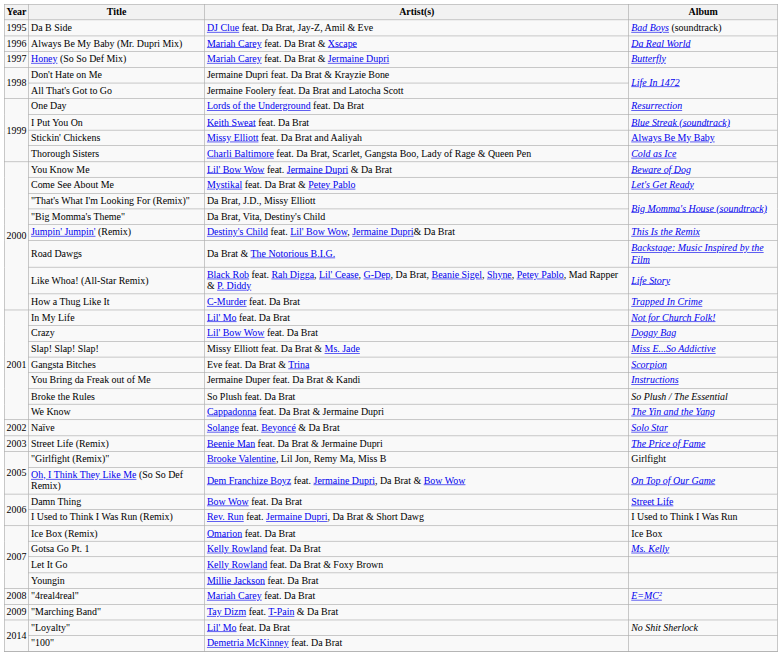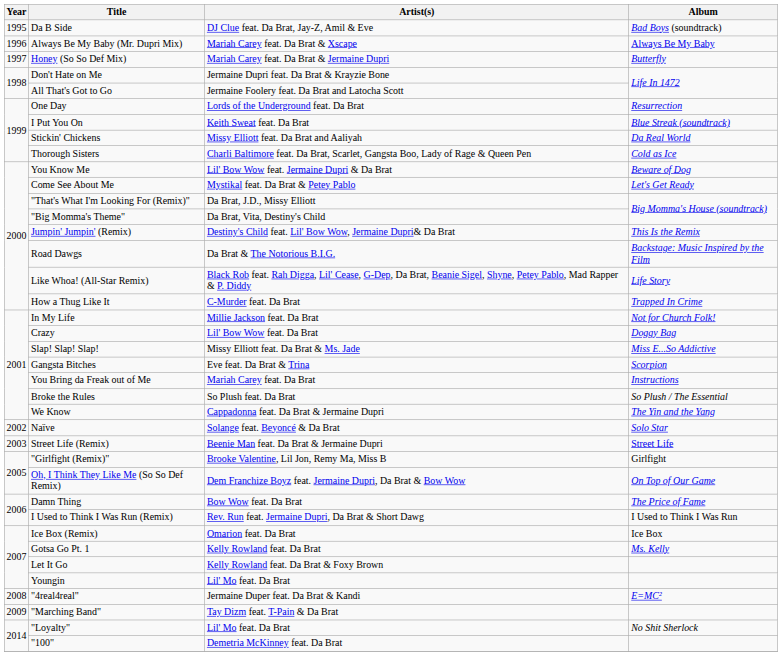(661, 43) Da Real World -> (673, 43) Always Be My Baby
(673, 138) Always Be My Baby -> (661, 138) Da Real World
(248, 317) Lil' Mo feat. Da Brat -> (263, 317) Millie Jackson feat. Da Brat
(284, 380) Jermaine Duper feat. Da Brat & Kandi -> (261, 380) Mariah Carey feat. Da Brat
(668, 443) The Price of Fame -> (652, 443) Street Life
(652, 502) Street Life -> (668, 502) The Price of Fame
(263, 580) Millie Jackson feat. Da Brat -> (248, 580) Lil' Mo feat. Da Brat
(261, 596) Mariah Carey feat. Da Brat -> (284, 596) Jermaine Duper feat. Da Brat & Kandi
